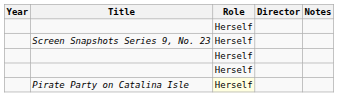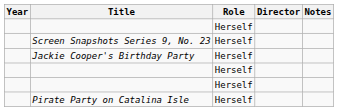+ row: (17, 56)
(234, 85) lightyellow background -> (234, 99) no background
